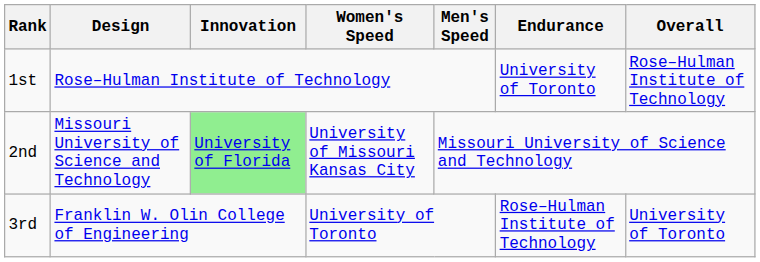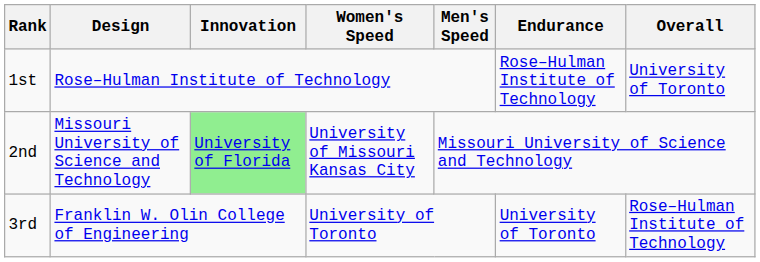(548, 81) University of Toronto -> (557, 81) Rose–Hulman Institute of Technology
(687, 81) Rose–Hulman Institute of Technology -> (677, 81) University of Toronto
(557, 225) Rose–Hulman Institute of Technology -> (548, 225) University of Toronto
(677, 225) University of Toronto -> (687, 225) Rose–Hulman Institute of Technology
